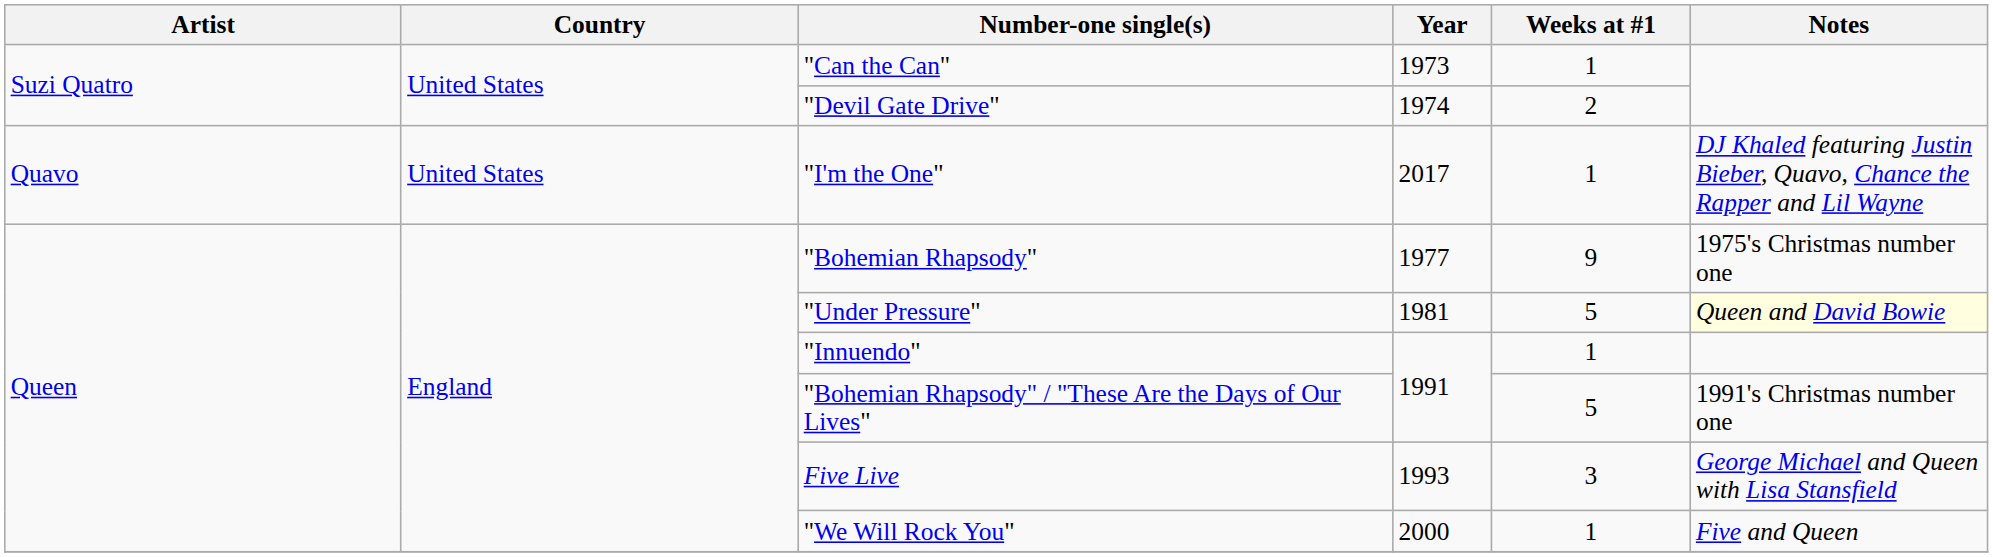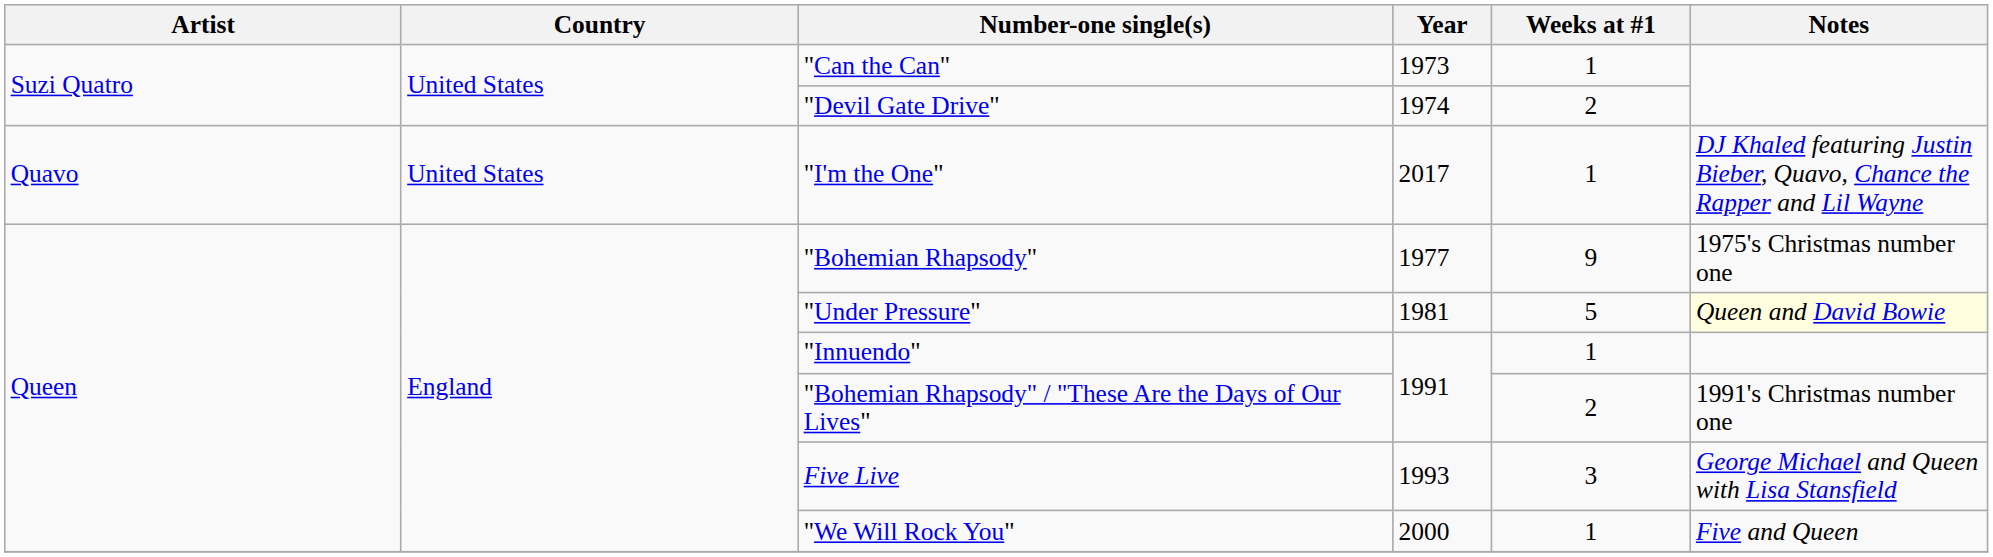(1591, 407) 5 -> (1591, 407) 2
